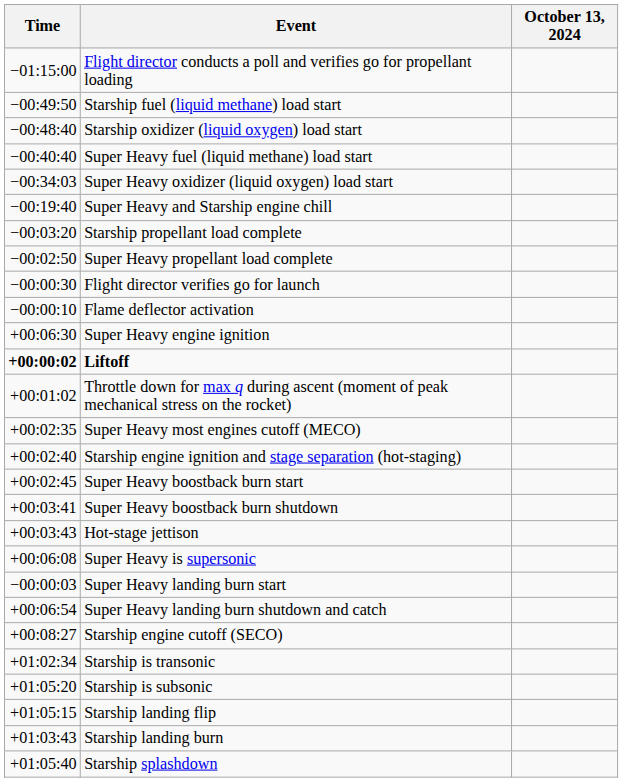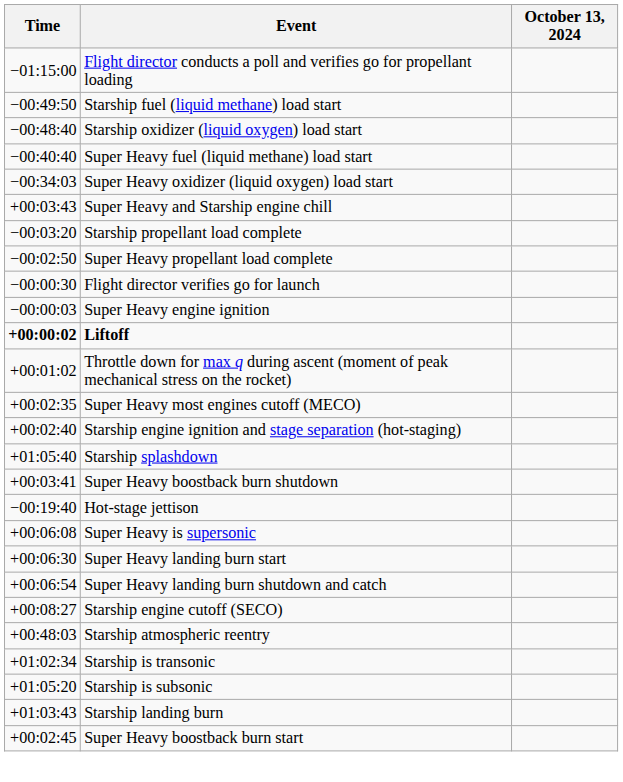(43, 207) −00:19:40 -> (43, 207) +00:03:43
- row: (169, 309)
(43, 335) +00:06:30 -> (43, 309) −00:00:03
rows swapped: (194, 481) <-> (151, 763)
(43, 533) +00:03:43 -> (43, 507) −00:19:40
(43, 584) −00:00:03 -> (43, 558) +00:06:30
+ row: (177, 635)
- row: (150, 712)
